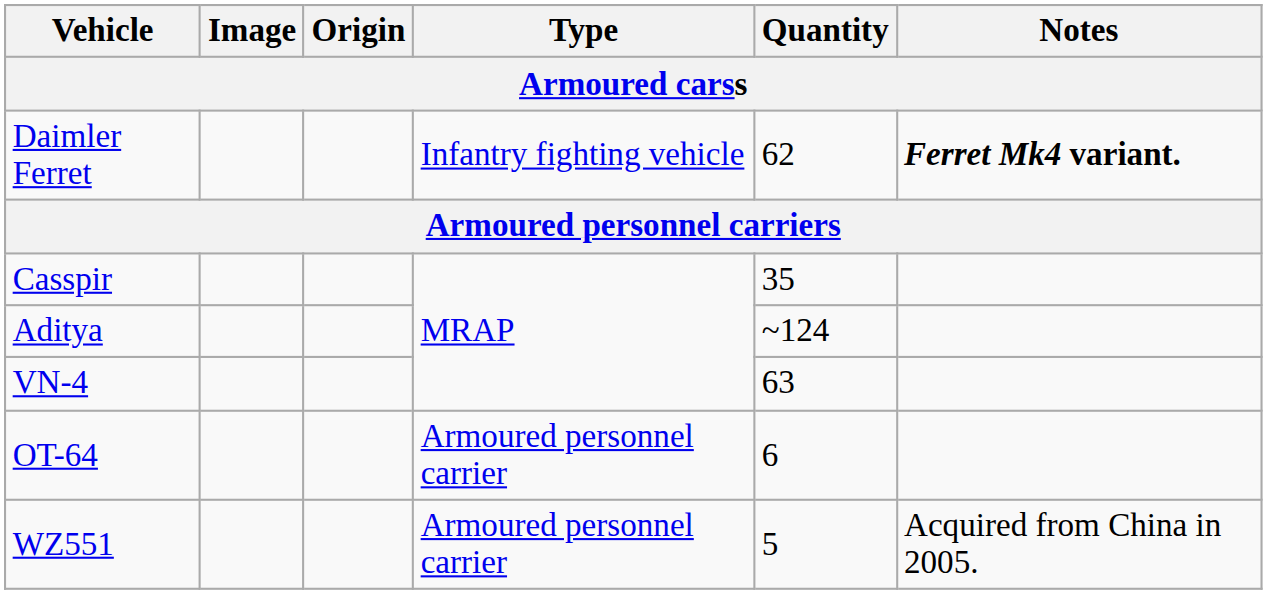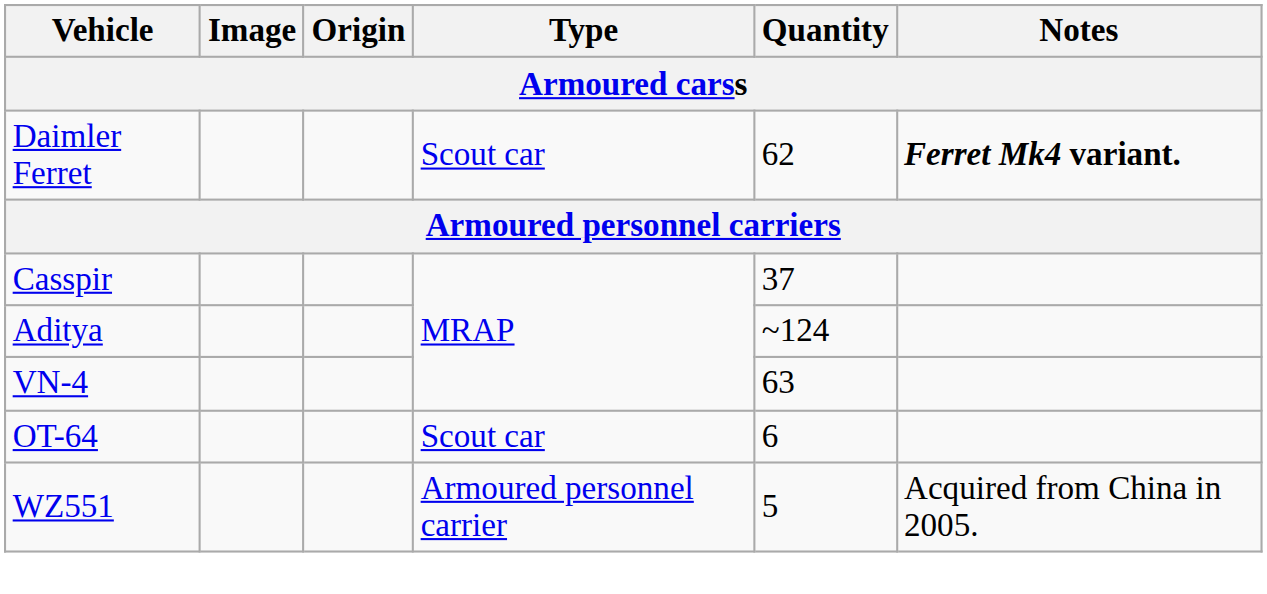(583, 154) Infantry fighting vehicle -> (483, 154) Scout car
(778, 278) 35 -> (778, 278) 37
(557, 454) Armoured personnel carrier -> (483, 435) Scout car
